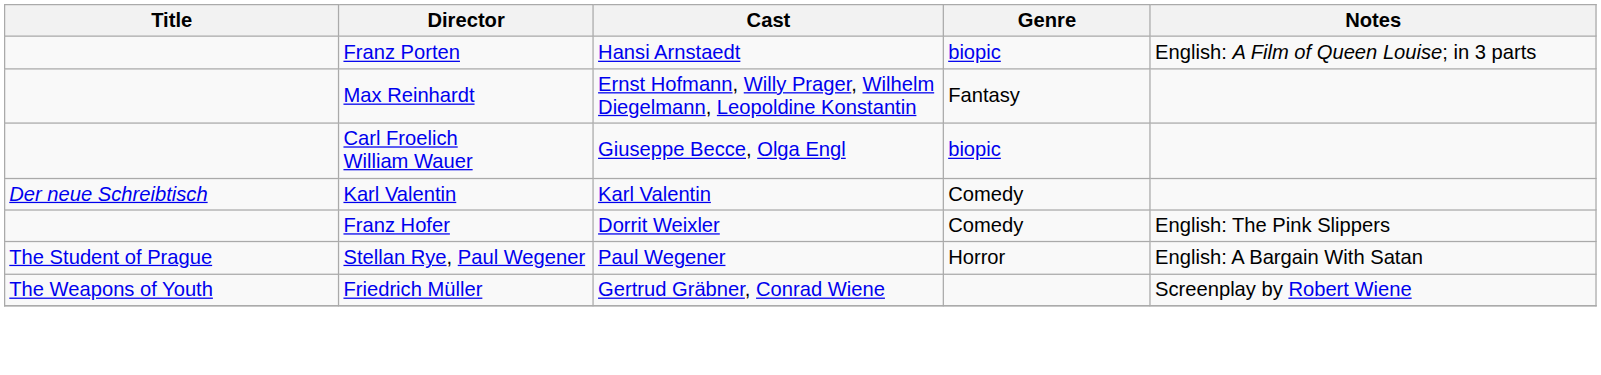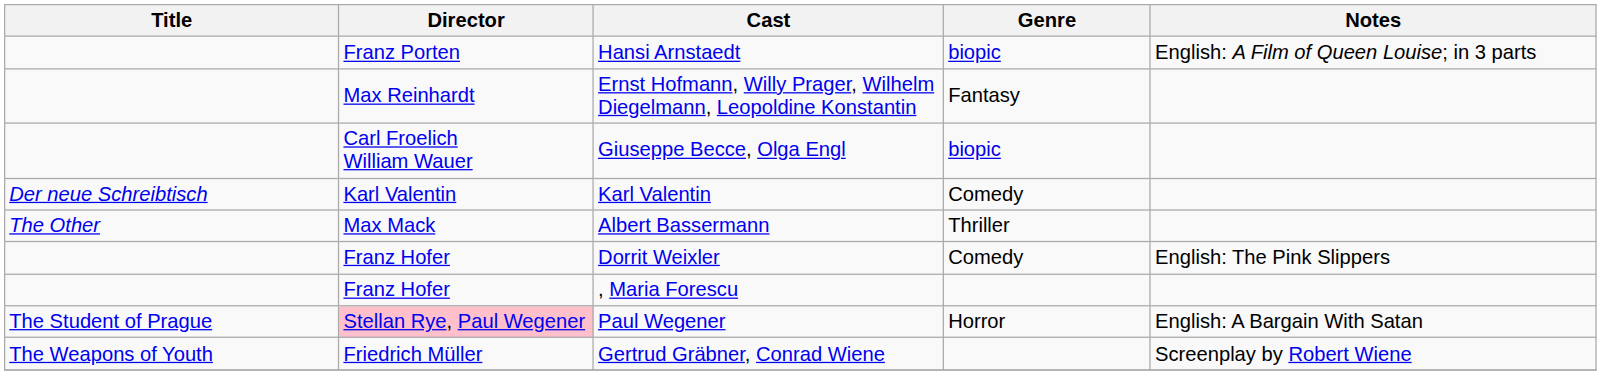+ row: (684, 225)
+ row: (668, 289)
(464, 257) no background -> (464, 321) pink background
